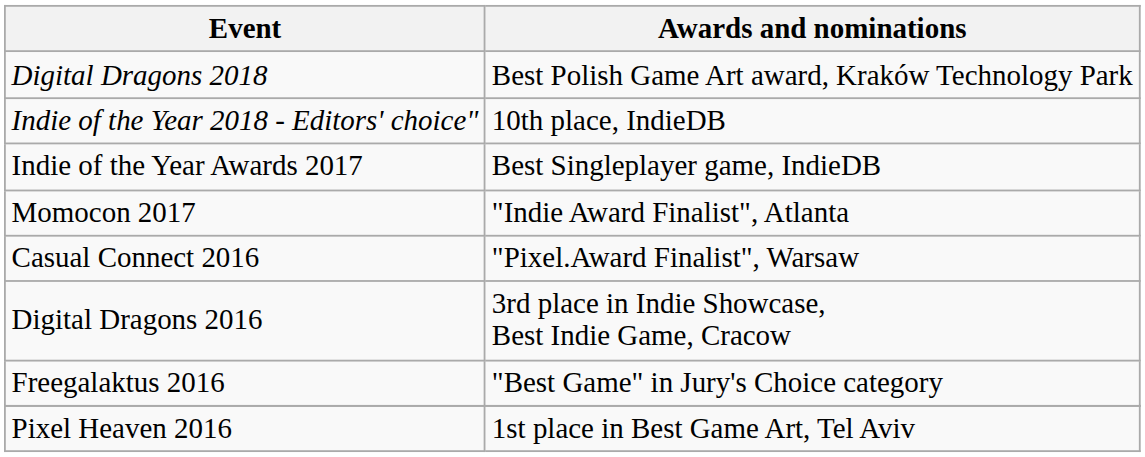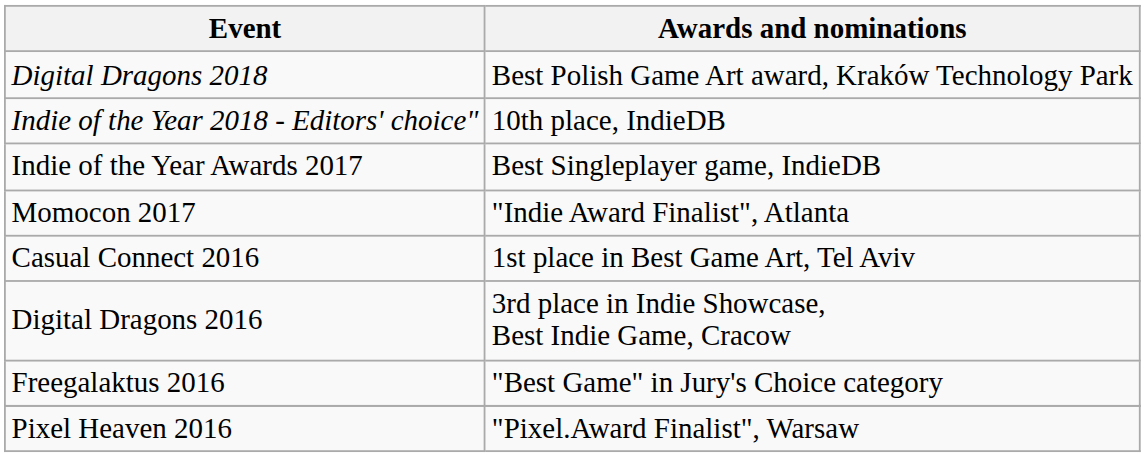(675, 258) "Pixel.Award Finalist", Warsaw -> (703, 258) 1st place in Best Game Art, Tel Aviv
(703, 428) 1st place in Best Game Art, Tel Aviv -> (675, 428) "Pixel.Award Finalist", Warsaw
